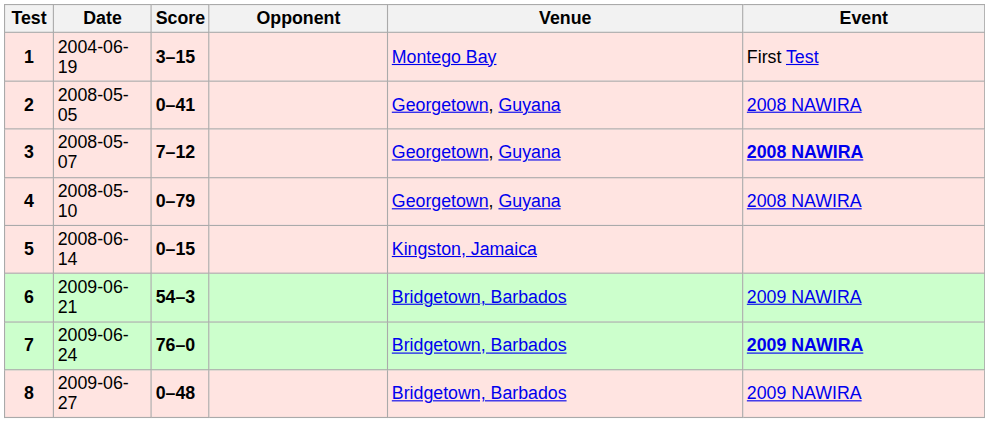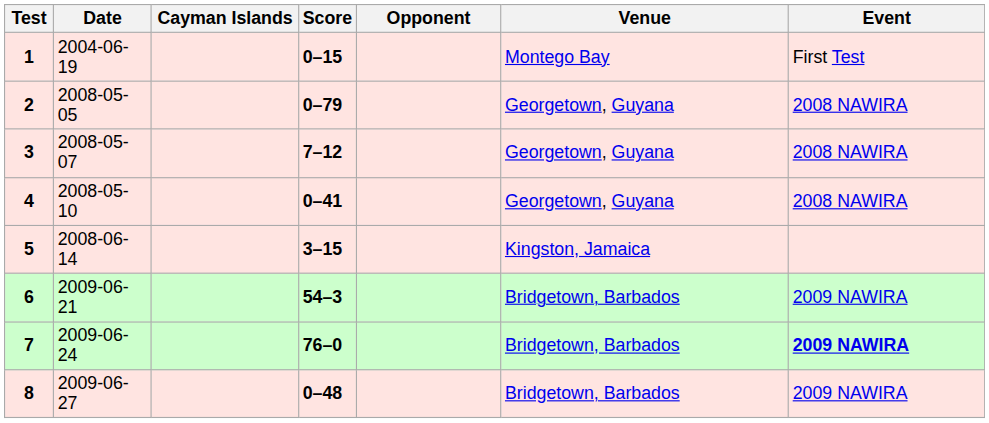+ column: (225, 18)
(175, 56) 3–15 -> (322, 56) 0–15
(175, 104) 0–41 -> (322, 104) 0–79
(805, 153) bold -> (850, 153) normal
(175, 201) 0–79 -> (322, 201) 0–41
(175, 249) 0–15 -> (322, 249) 3–15
